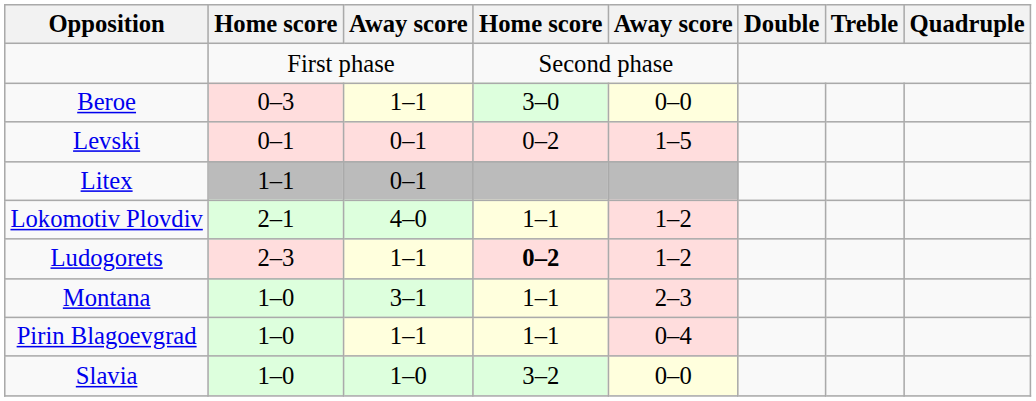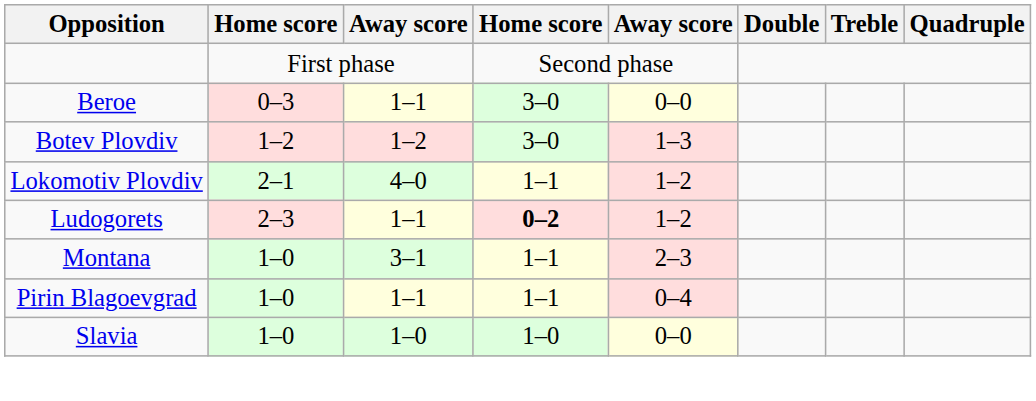+ row: (107, 141)
- row: (107, 141)
- row: (107, 180)
(541, 375) 3–2 -> (541, 336) 1–0
